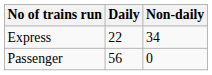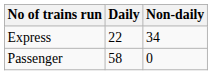(115, 59) 56 -> (115, 59) 58
